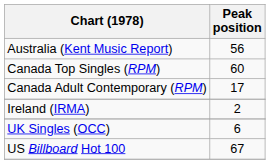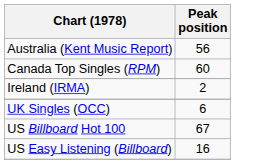- row: (107, 88)
+ row: (90, 149)
